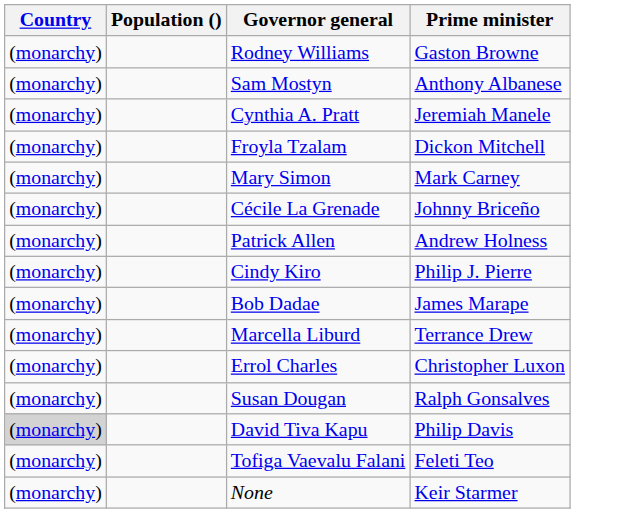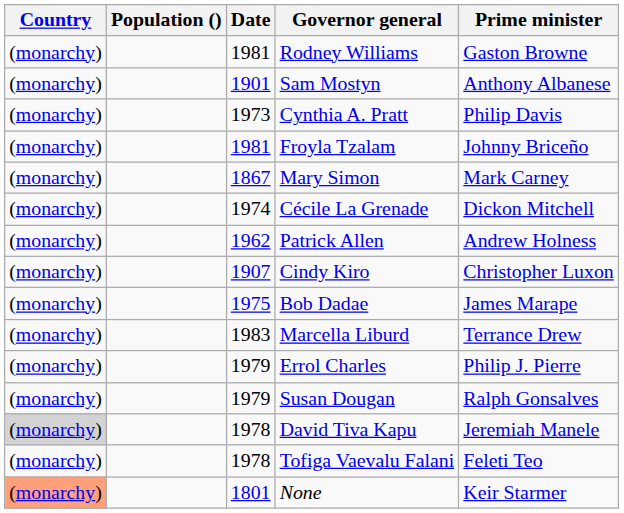+ column: (251, 20)
(483, 114) Jeremiah Manele -> (513, 114) Philip Davis
(480, 146) Dickon Mitchell -> (526, 146) Johnny Briceño
(477, 209) Johnny Briceño -> (529, 209) Dickon Mitchell
(473, 271) Philip J. Pierre -> (539, 271) Christopher Luxon
(490, 366) Christopher Luxon -> (522, 366) Philip J. Pierre
(464, 429) Philip Davis -> (531, 429) Jeremiah Manele
(55, 492) no background -> (55, 492) lightsalmon background
